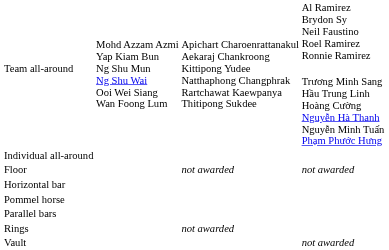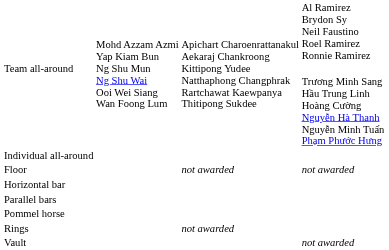rows swapped: (30, 213) <-> (34, 199)
